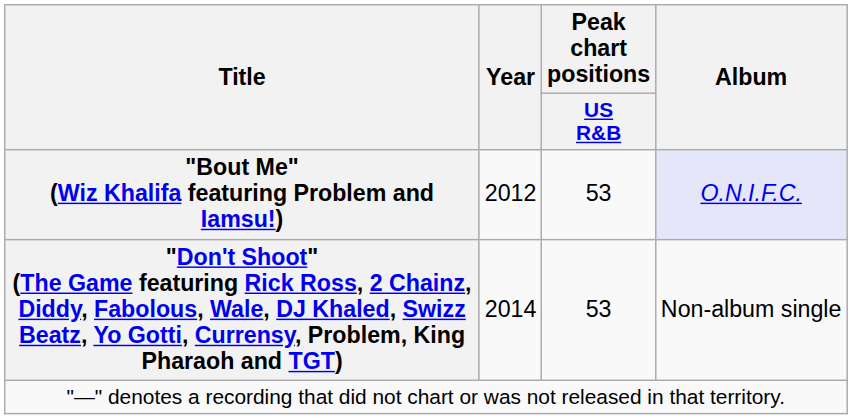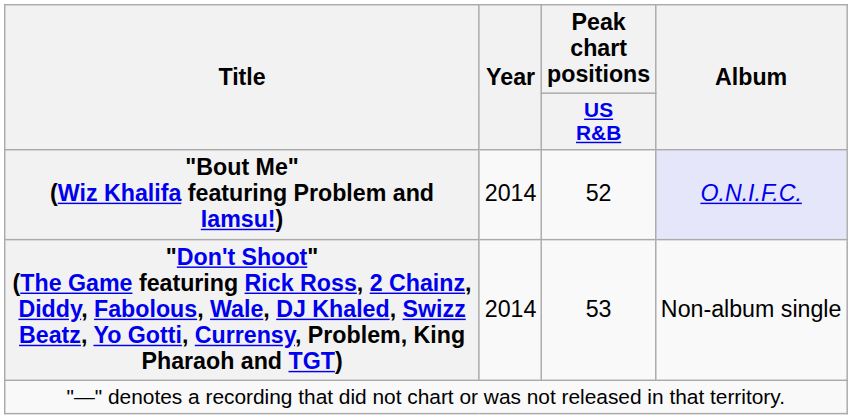(511, 194) 2012 -> (511, 194) 2014
(599, 194) 53 -> (599, 194) 52
